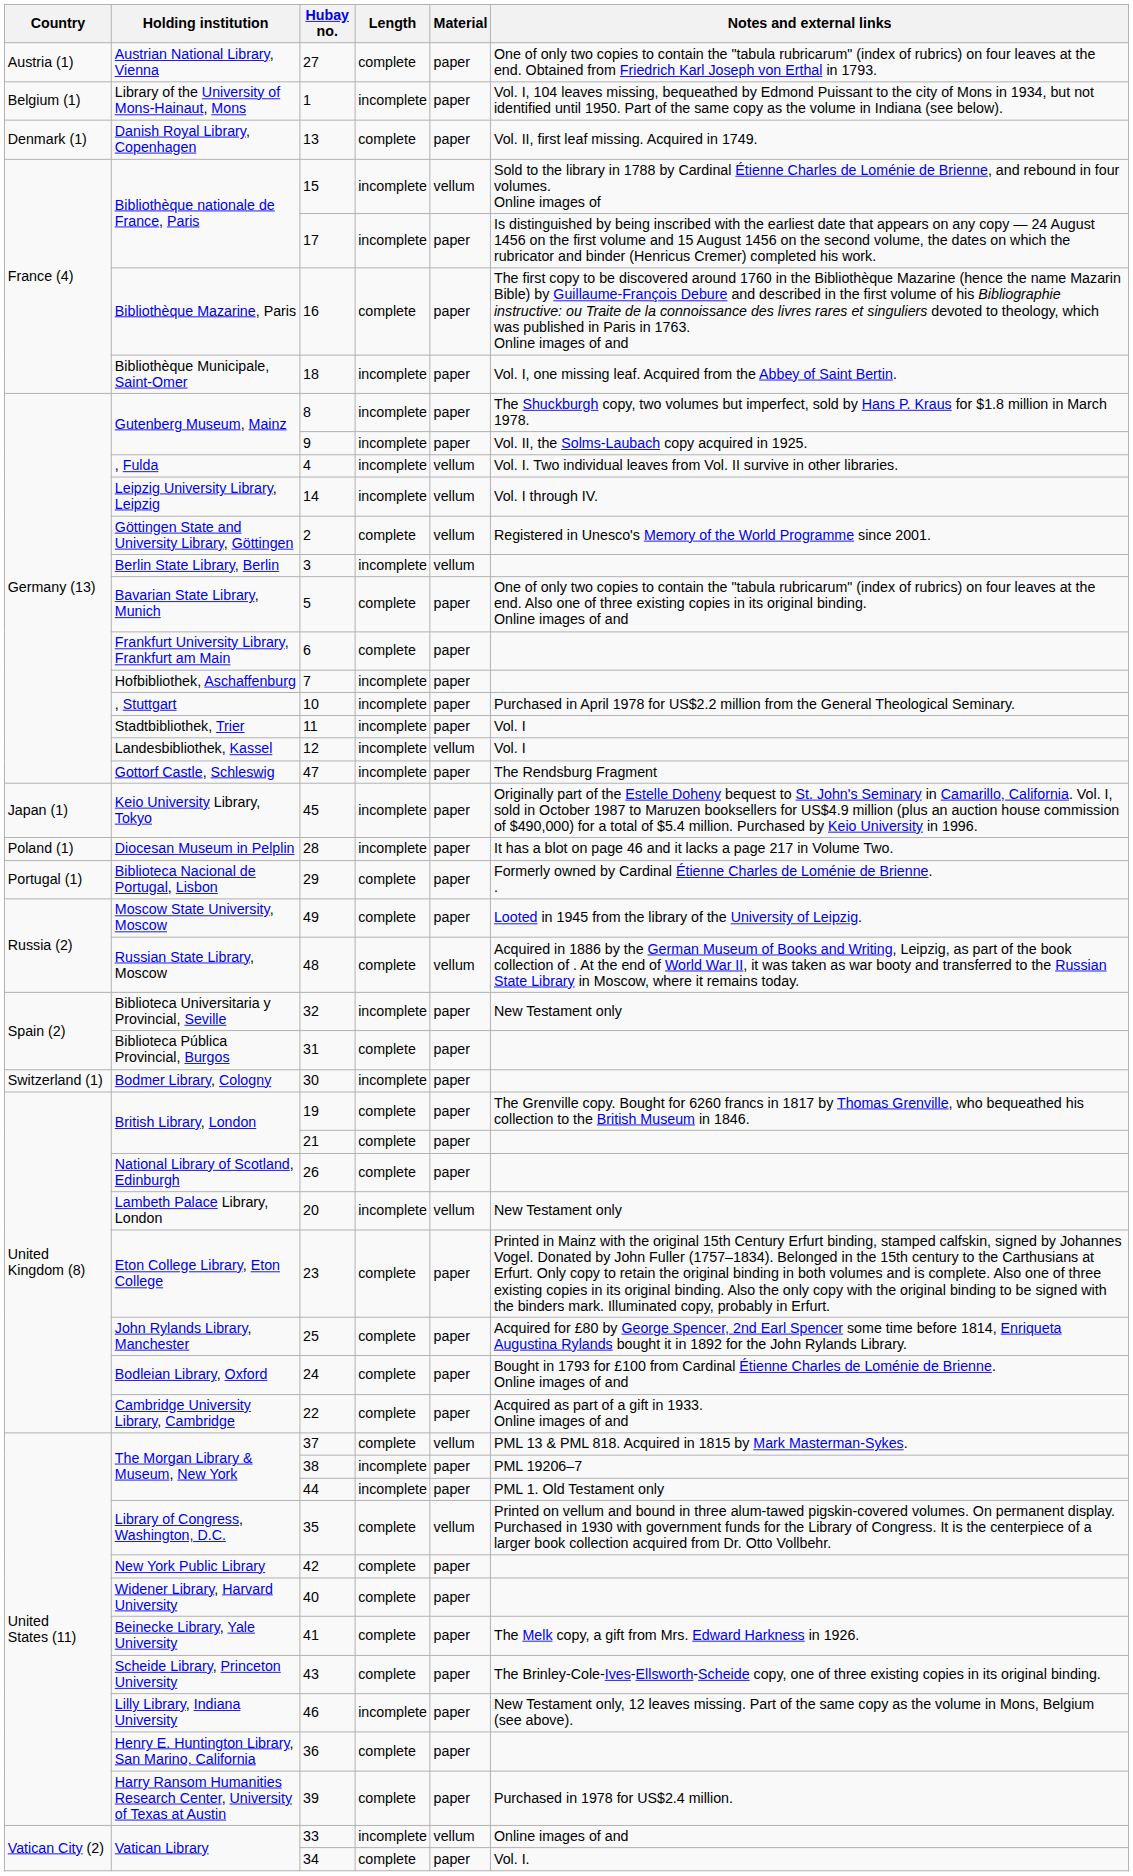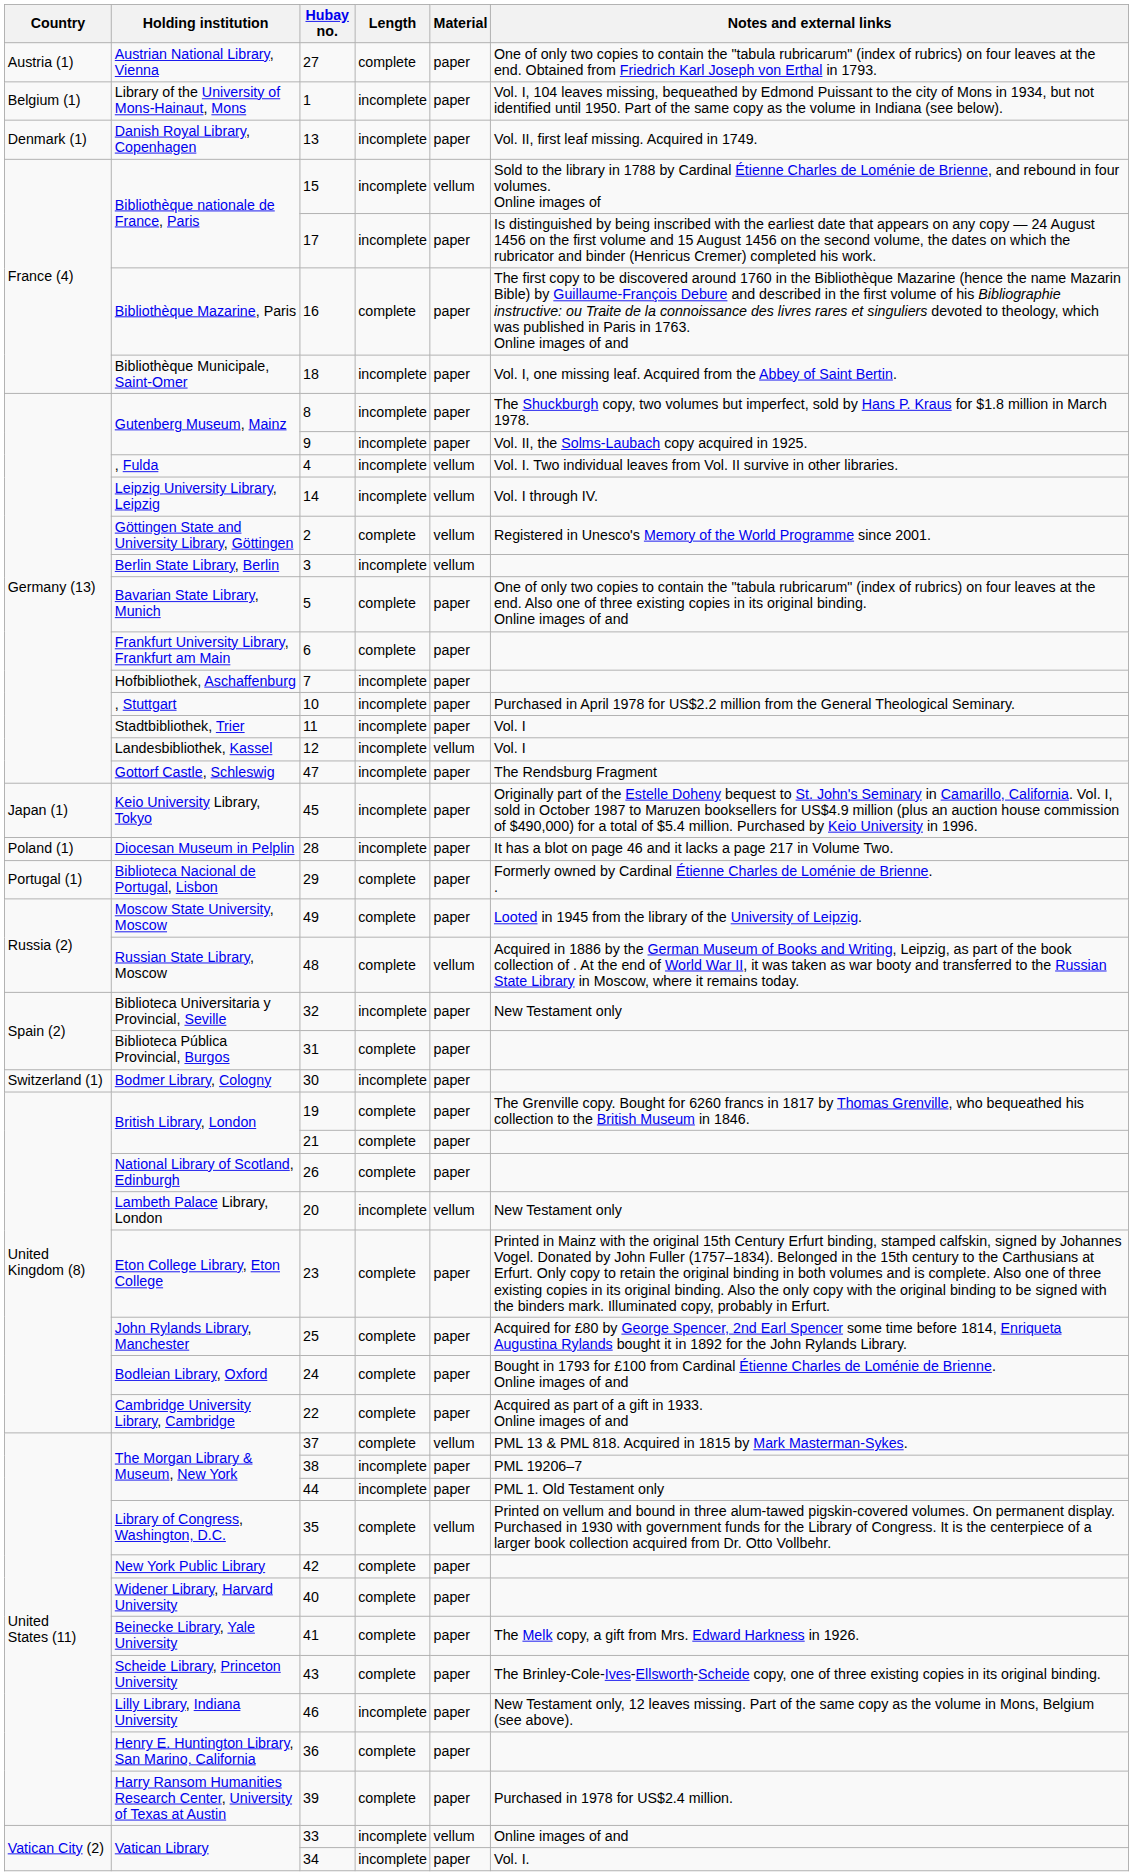(387, 139) complete -> (393, 139) incomplete
(387, 1859) complete -> (393, 1859) incomplete
